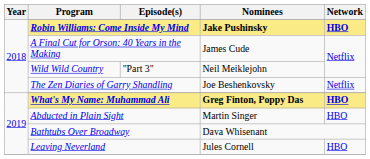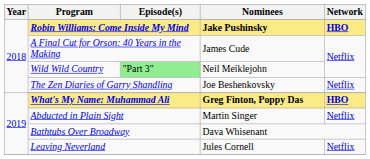(138, 69) no background -> (138, 69) lightgreen background
(337, 116) HBO -> (341, 116) Netflix
(337, 147) HBO -> (341, 147) Netflix
